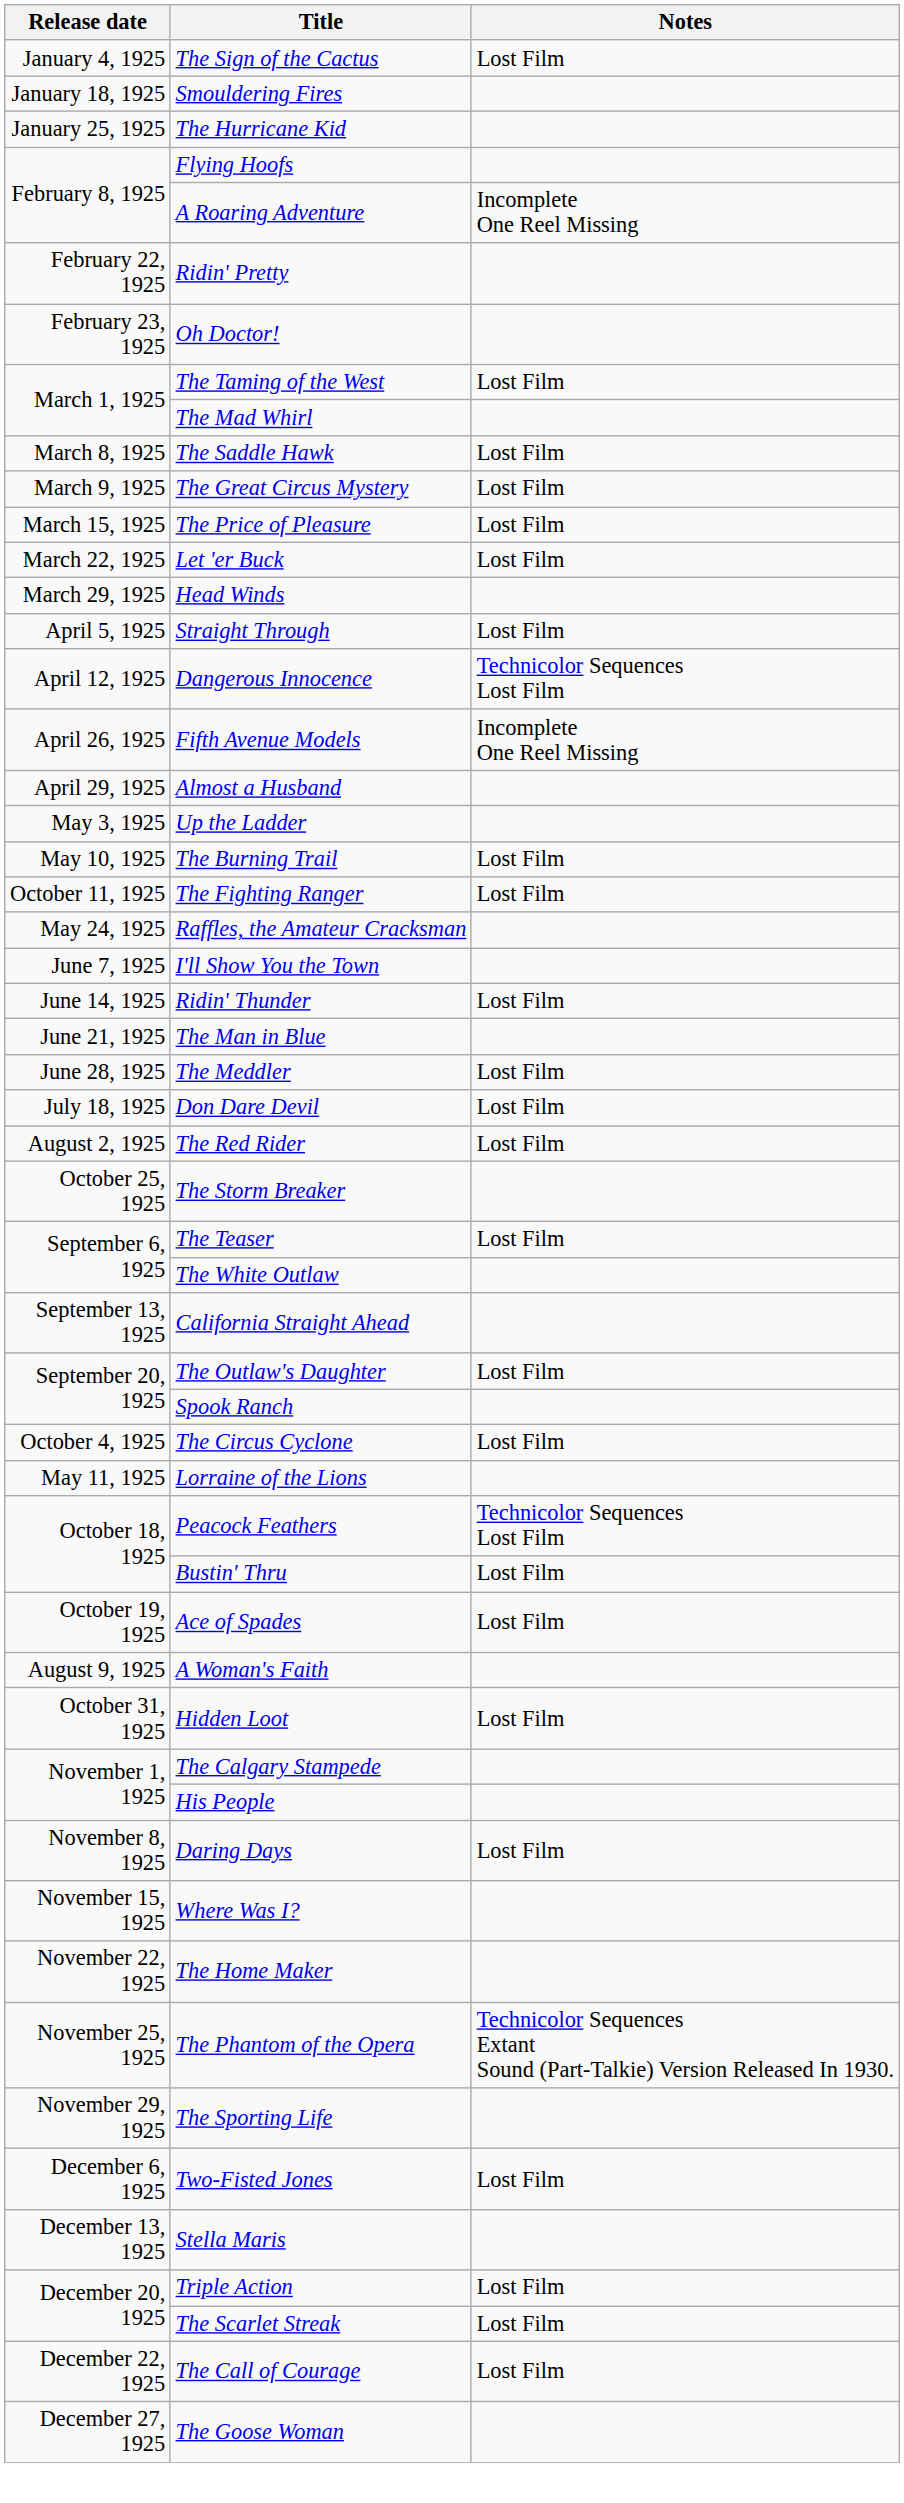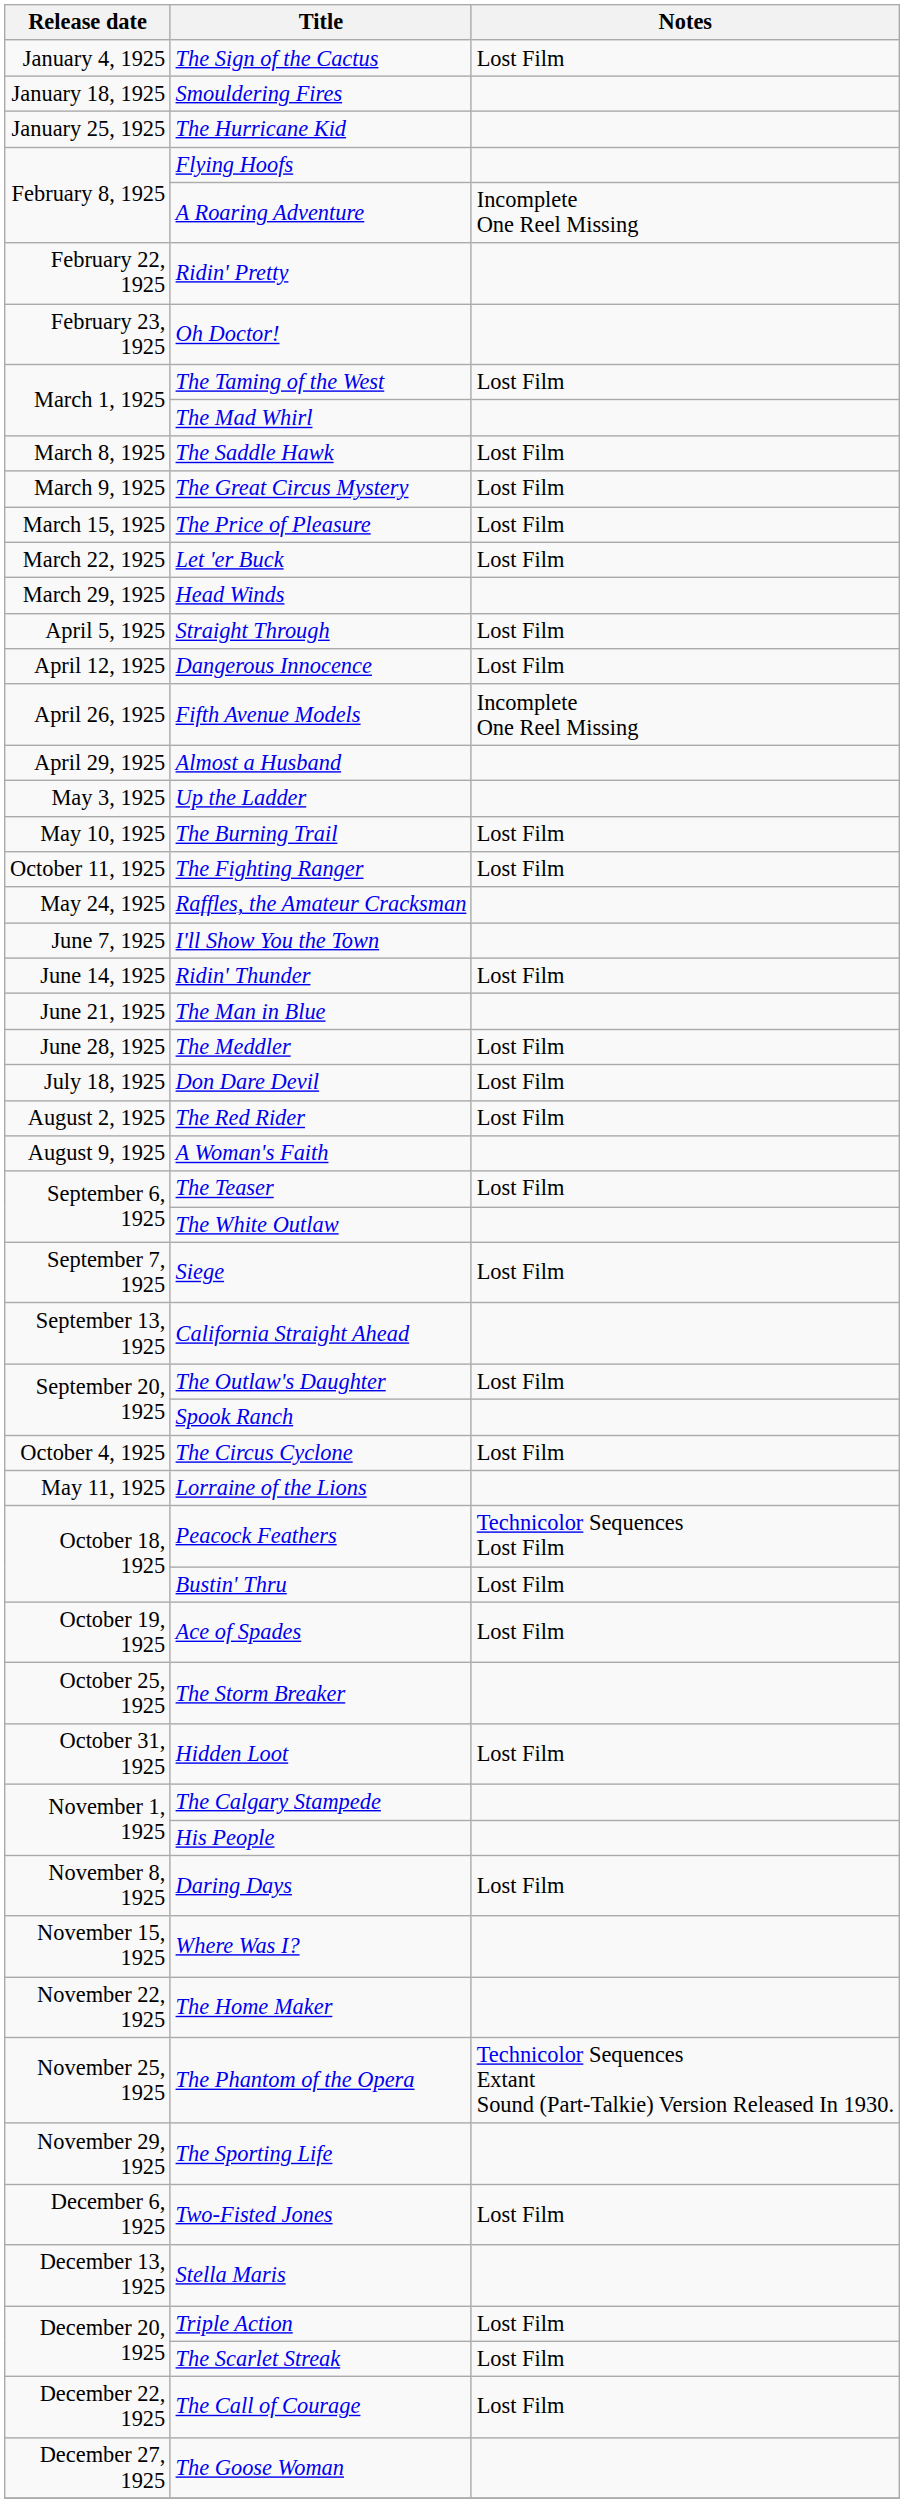(580, 678) Technicolor Sequences Lost Film -> (521, 666) Lost Film
rows swapped: (252, 1670) <-> (260, 1191)
+ row: (200, 1272)
